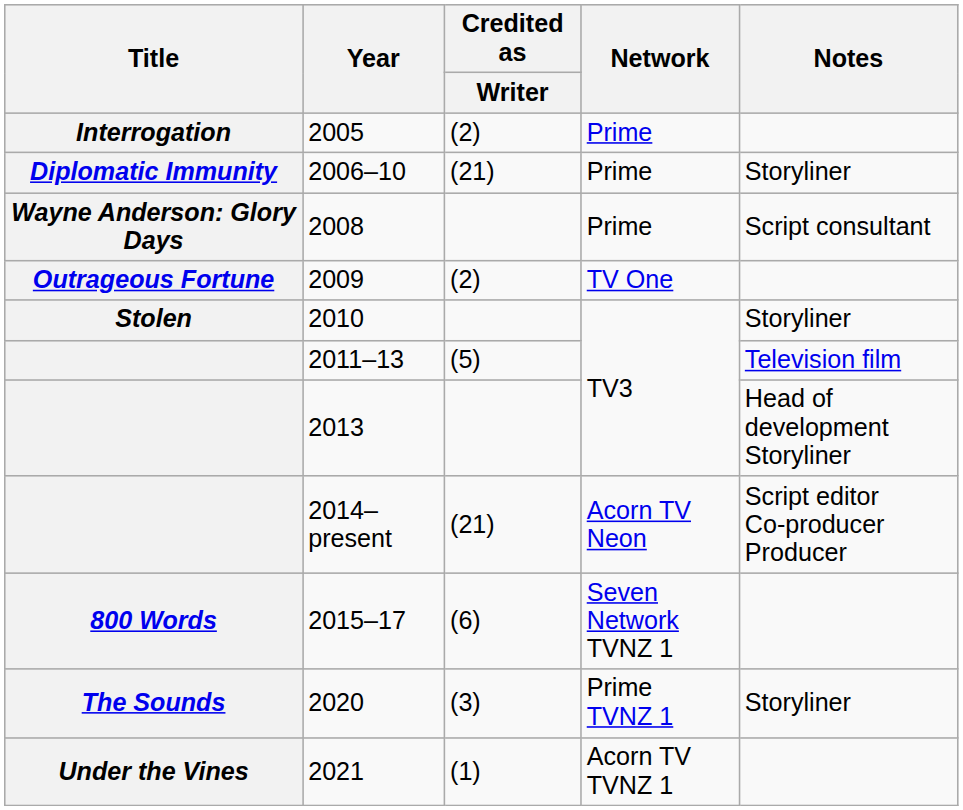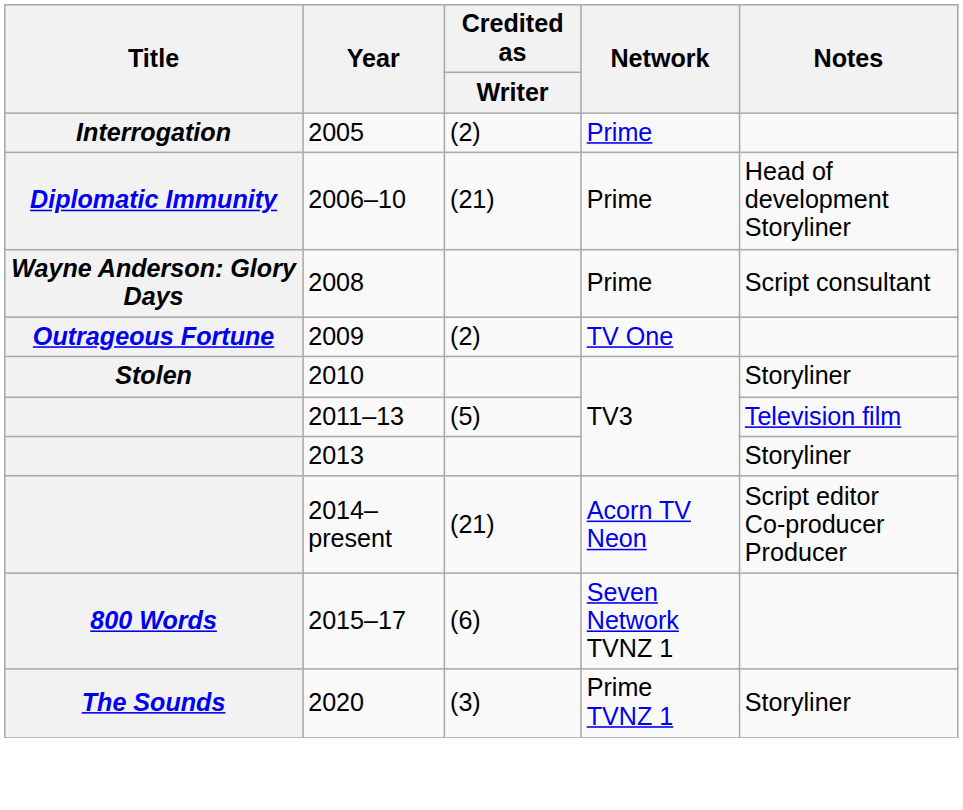(798, 172) Storyliner -> (817, 200) Head of development Storyliner
(817, 427) Head of development Storyliner -> (798, 456) Storyliner
- row: (336, 770)
